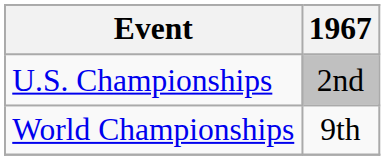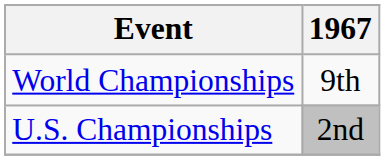rows swapped: (153, 129) <-> (142, 79)
